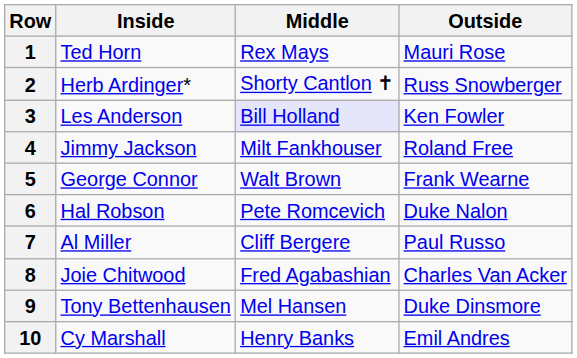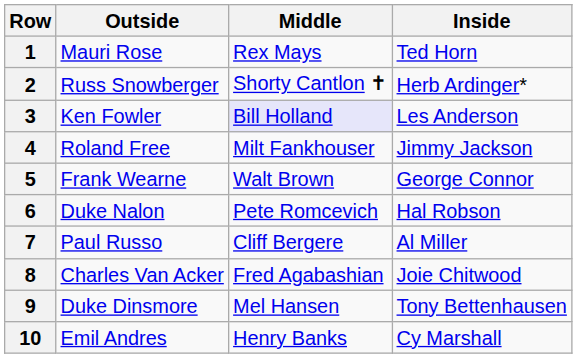columns swapped: (146, 21) <-> (485, 21)
